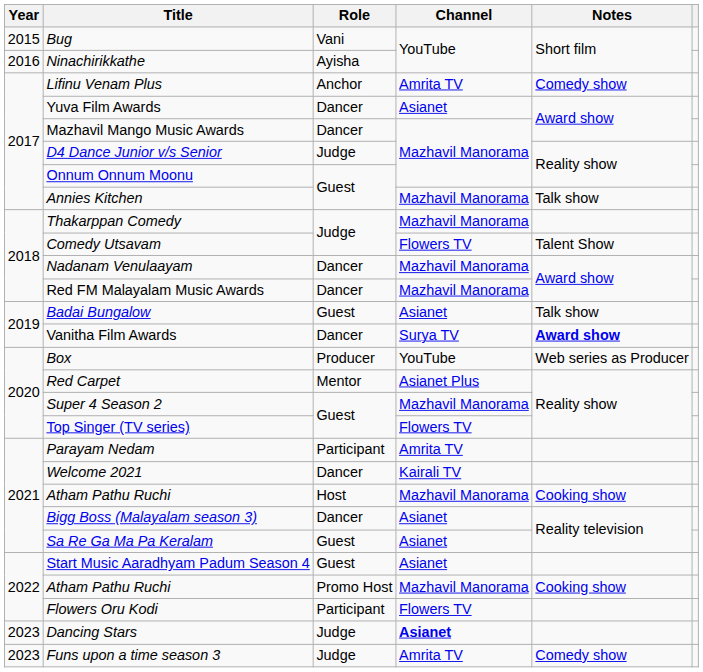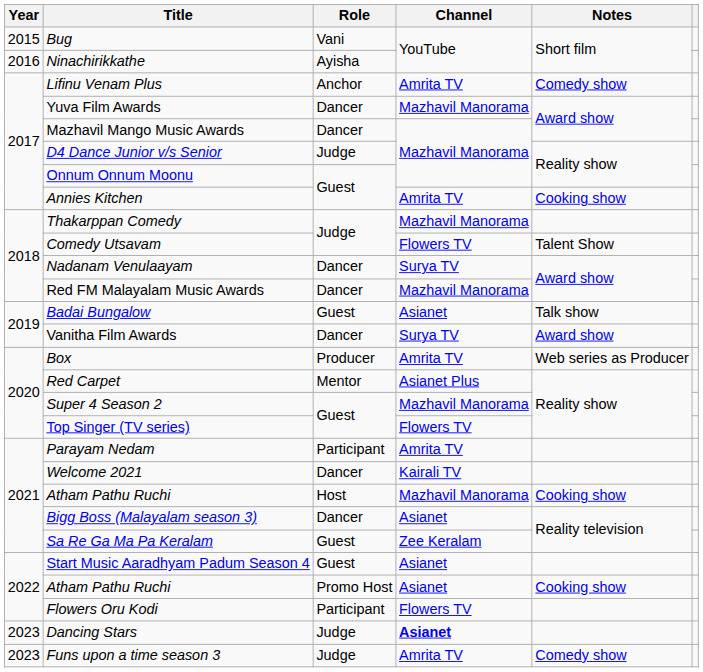(423, 107) Asianet -> (464, 107) Mazhavil Manorama
(464, 198) Mazhavil Manorama -> (431, 198) Amrita TV
(567, 198) Talk show -> (581, 198) Cooking show
(464, 267) Mazhavil Manorama -> (429, 267) Surya TV
(578, 335) bold -> (574, 335) normal
(427, 358) YouTube -> (431, 358) Amrita TV
(423, 541) Asianet -> (440, 541) Zee Keralam
(464, 586) Mazhavil Manorama -> (423, 586) Asianet
